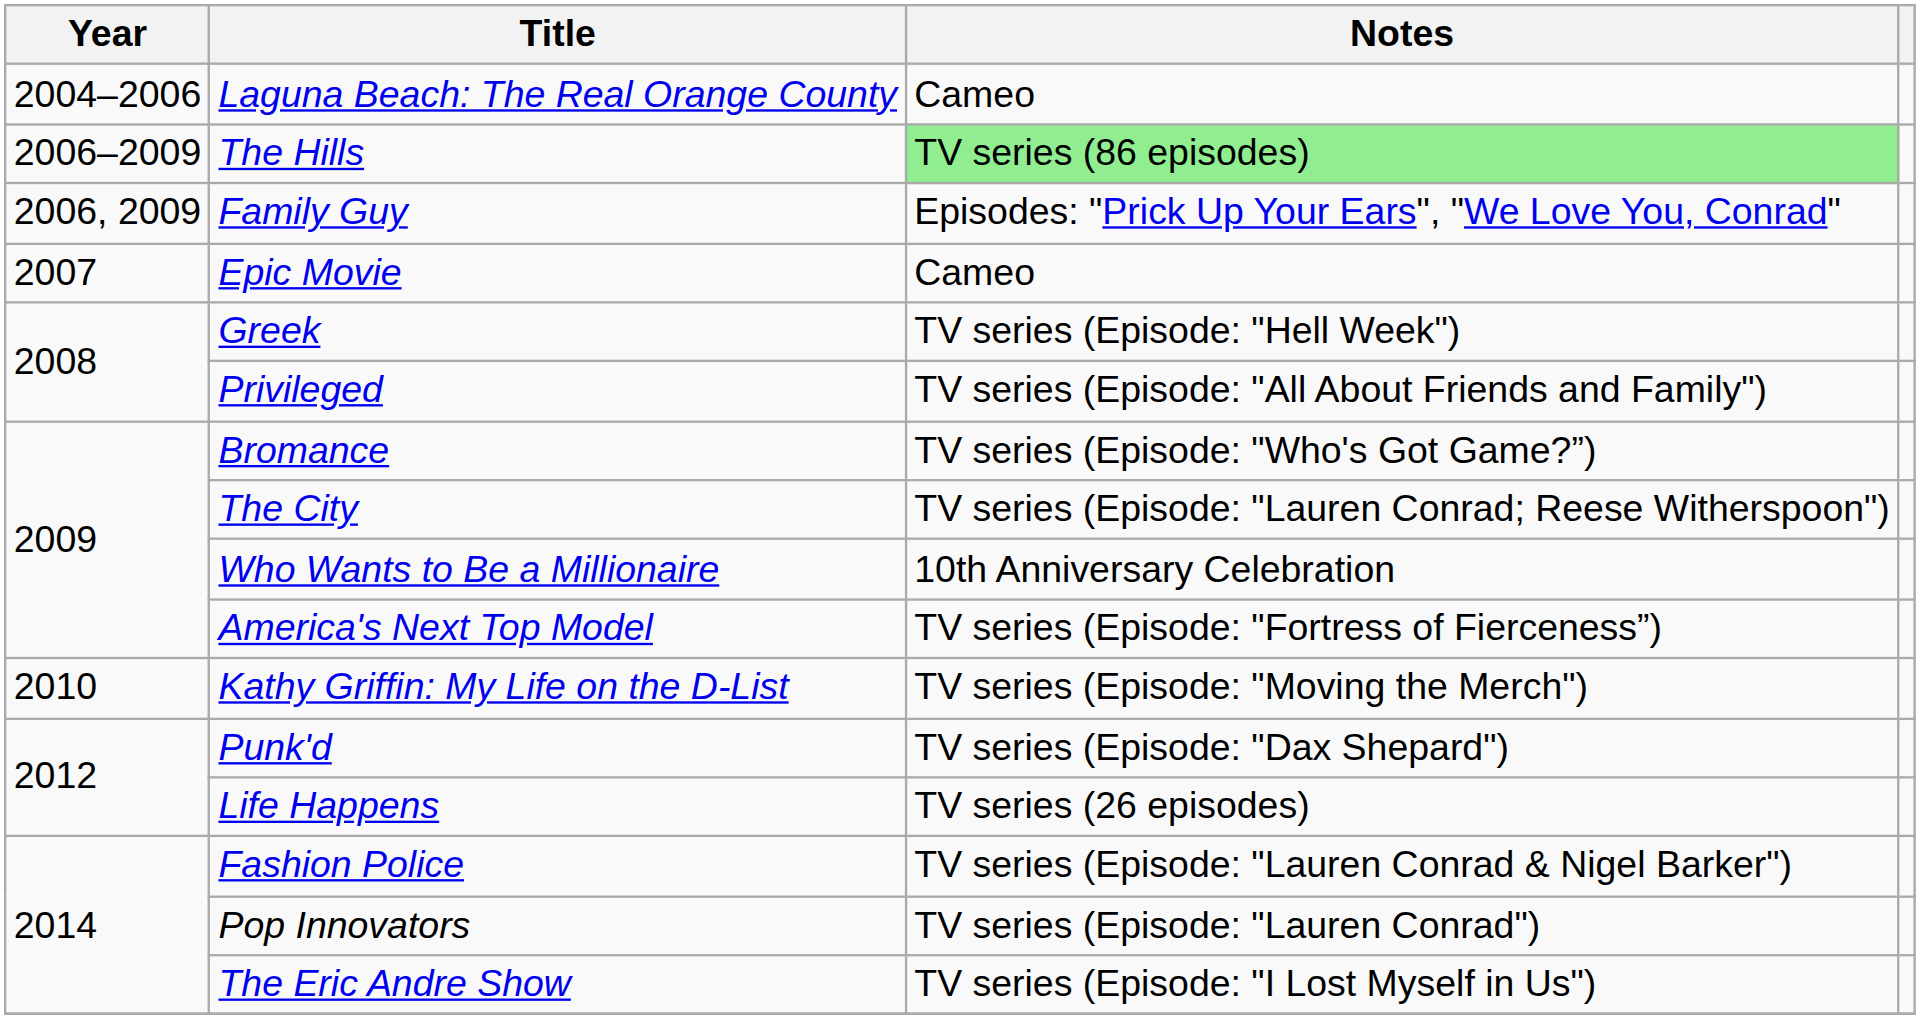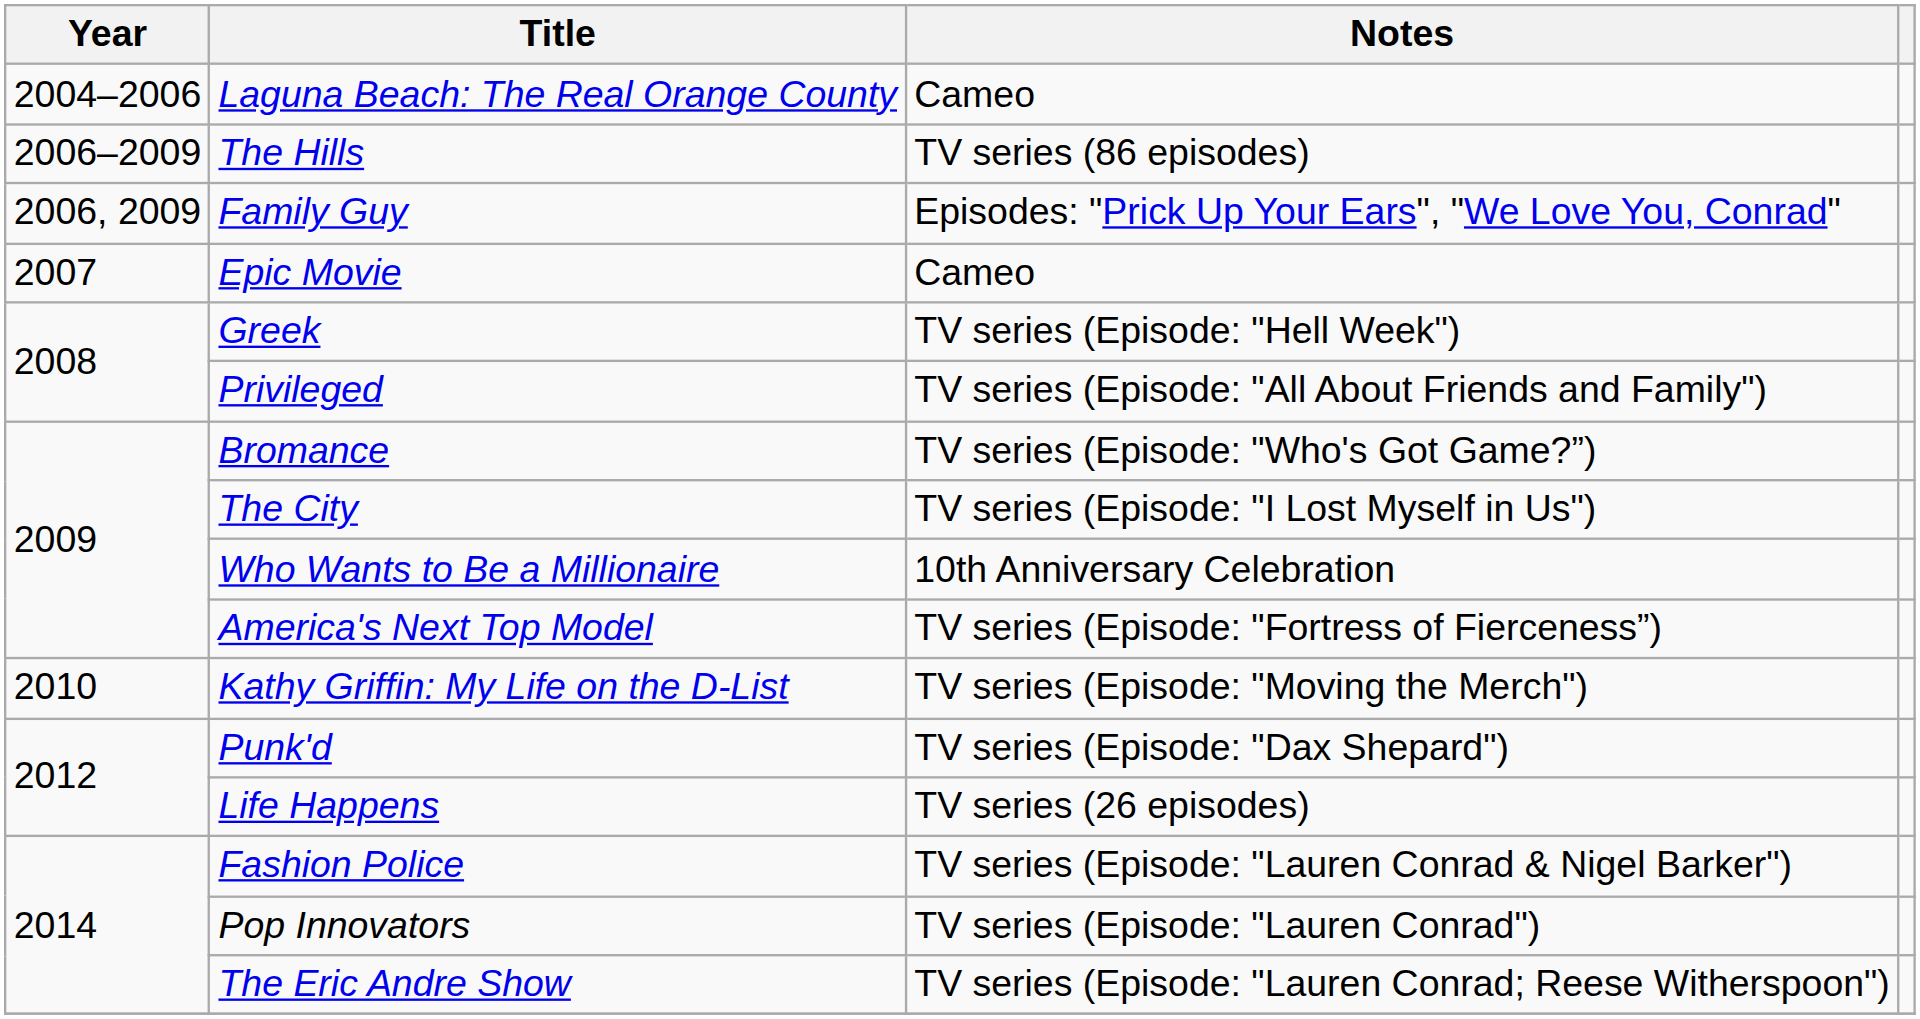(1112, 152) lightgreen background -> (1112, 152) no background
(1402, 509) TV series (Episode: "Lauren Conrad; Reese Witherspoon") -> (1255, 509) TV series (Episode: "I Lost Myself in Us")
(1255, 984) TV series (Episode: "I Lost Myself in Us") -> (1402, 984) TV series (Episode: "Lauren Conrad; Reese Witherspoon")
